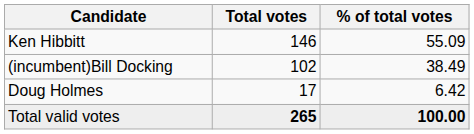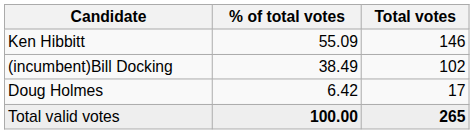columns swapped: (266, 16) <-> (395, 16)
